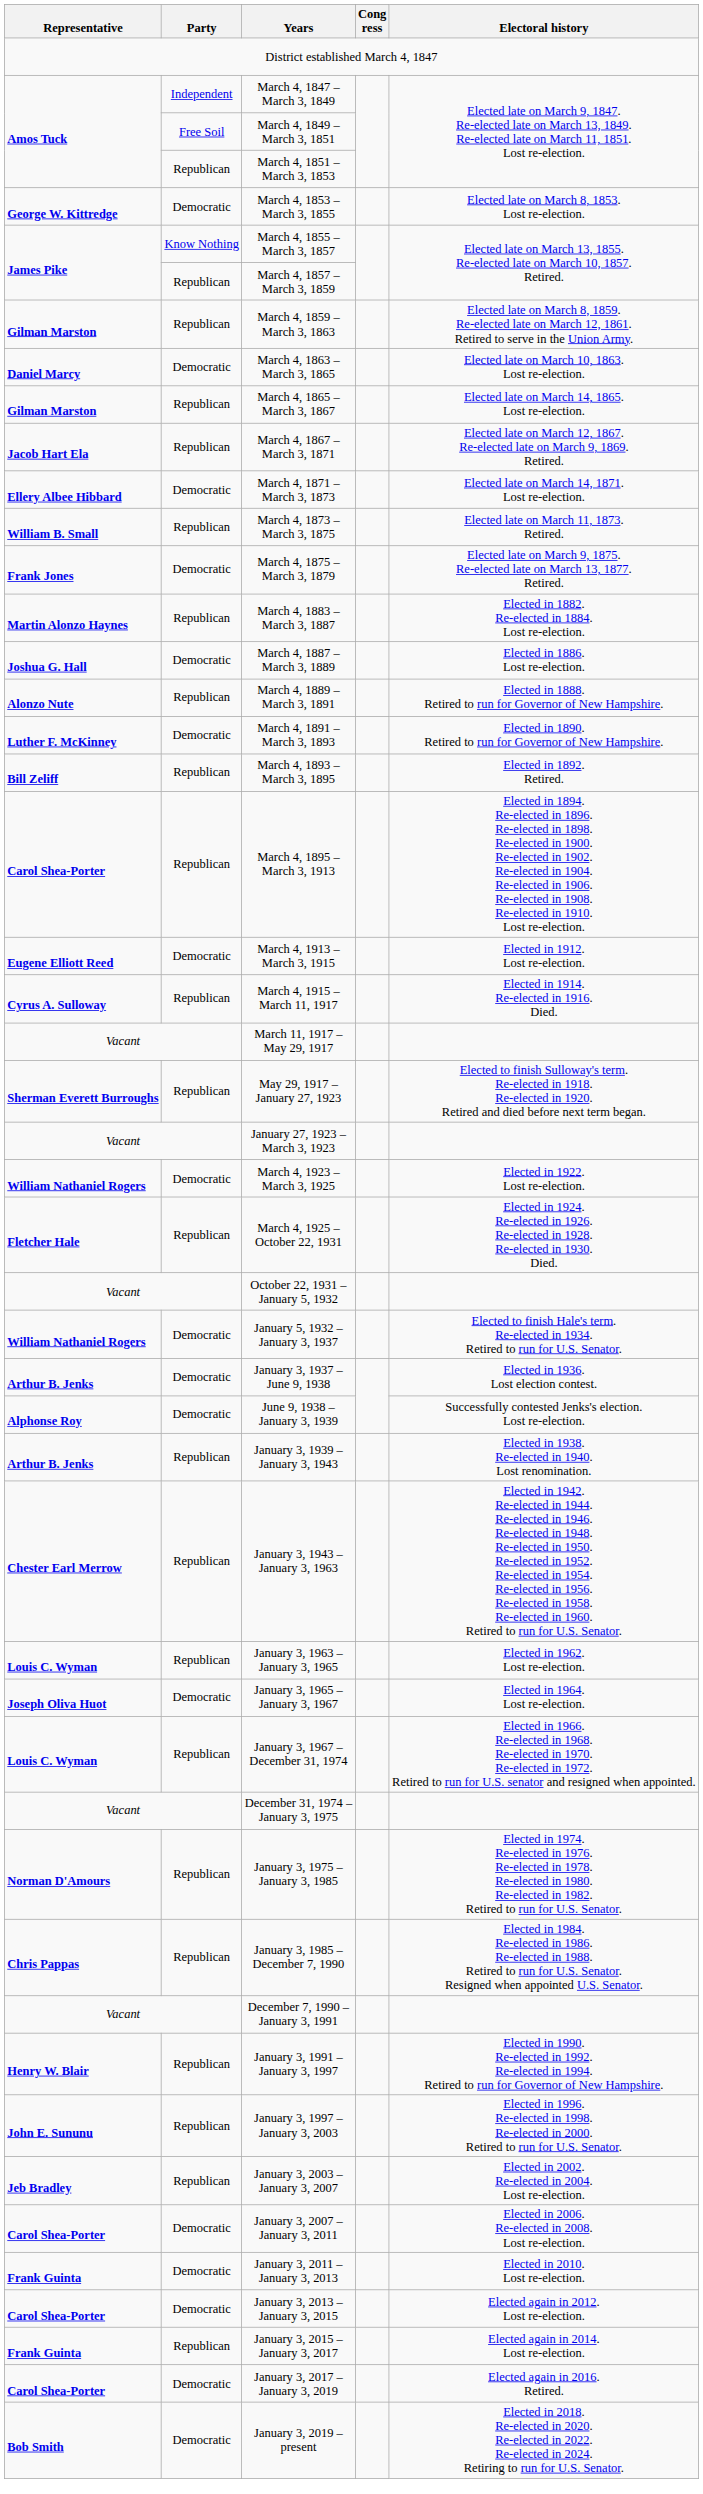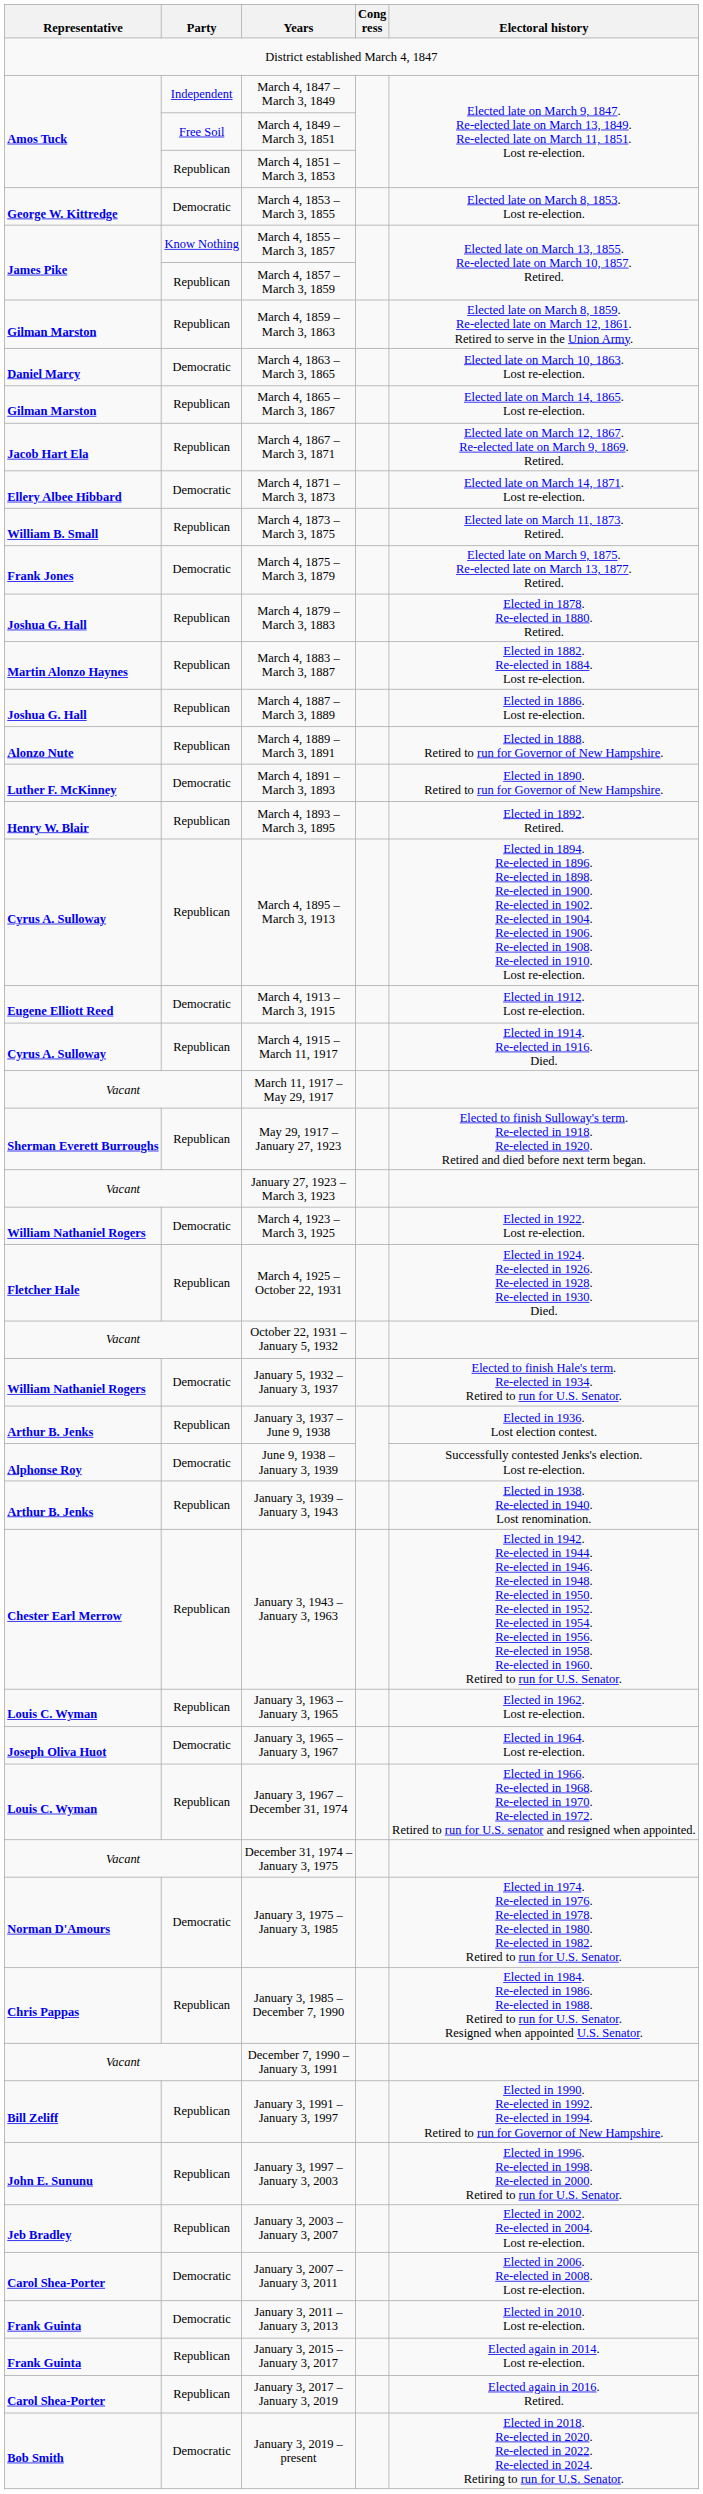+ row: (298, 617)
(202, 660) Democratic -> (202, 708) Republican
(33, 779) Bill Zeliff -> (48, 827) Henry W. Blair
(56, 871) Carol Shea-Porter -> (57, 919) Cyrus A. Sulloway
(202, 1377) Democratic -> (202, 1424) Republican
(202, 1874) Republican -> (202, 1922) Democratic
(48, 2070) Henry W. Blair -> (33, 2118) Bill Zeliff
- row: (298, 2308)
(202, 2383) Democratic -> (202, 2394) Republican
